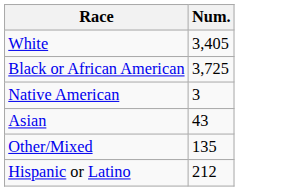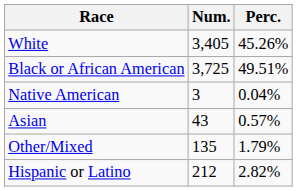+ column: (263, 17)
